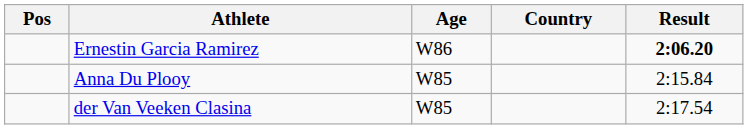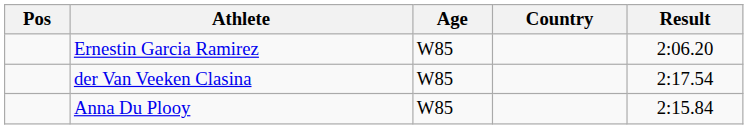(434, 49) W86 -> (435, 49) W85
(684, 49) bold -> (685, 49) normal
rows swapped: (132, 78) <-> (163, 108)
